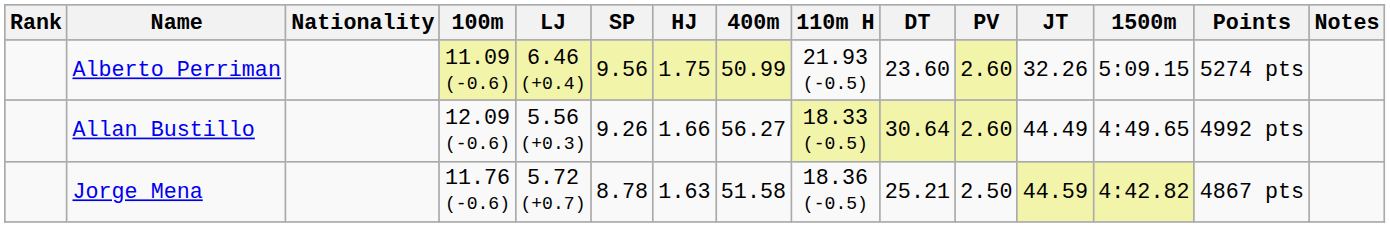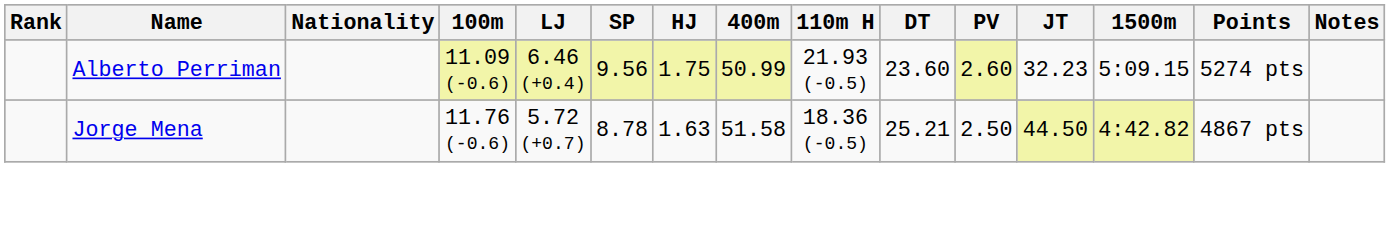(1055, 70) 32.26 -> (1055, 70) 32.23
- row: (164, 131)
(1055, 191) 44.59 -> (1055, 131) 44.50
